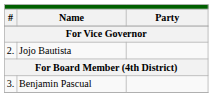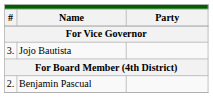(10, 51) 2. -> (10, 51) 3.
(10, 84) 3. -> (10, 84) 2.
